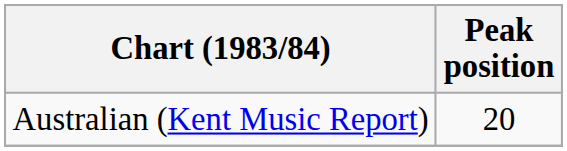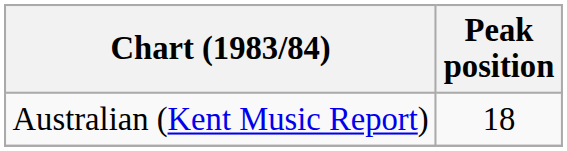(499, 118) 20 -> (499, 118) 18
